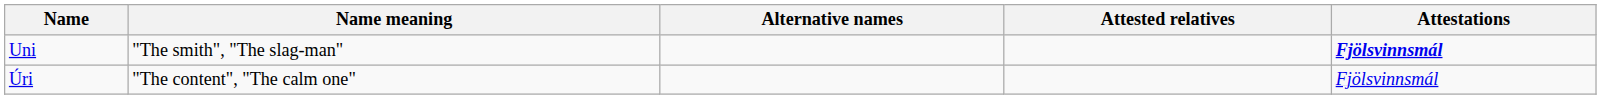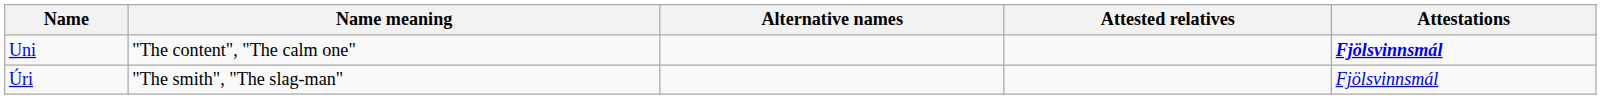(238, 49) "The smith", "The slag-man" -> (244, 49) "The content", "The calm one"
(244, 79) "The content", "The calm one" -> (238, 79) "The smith", "The slag-man"
